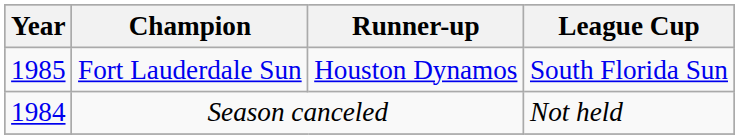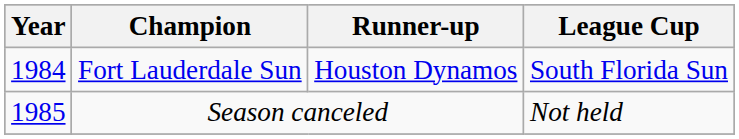(38, 69) 1985 -> (38, 69) 1984
(38, 112) 1984 -> (38, 112) 1985
